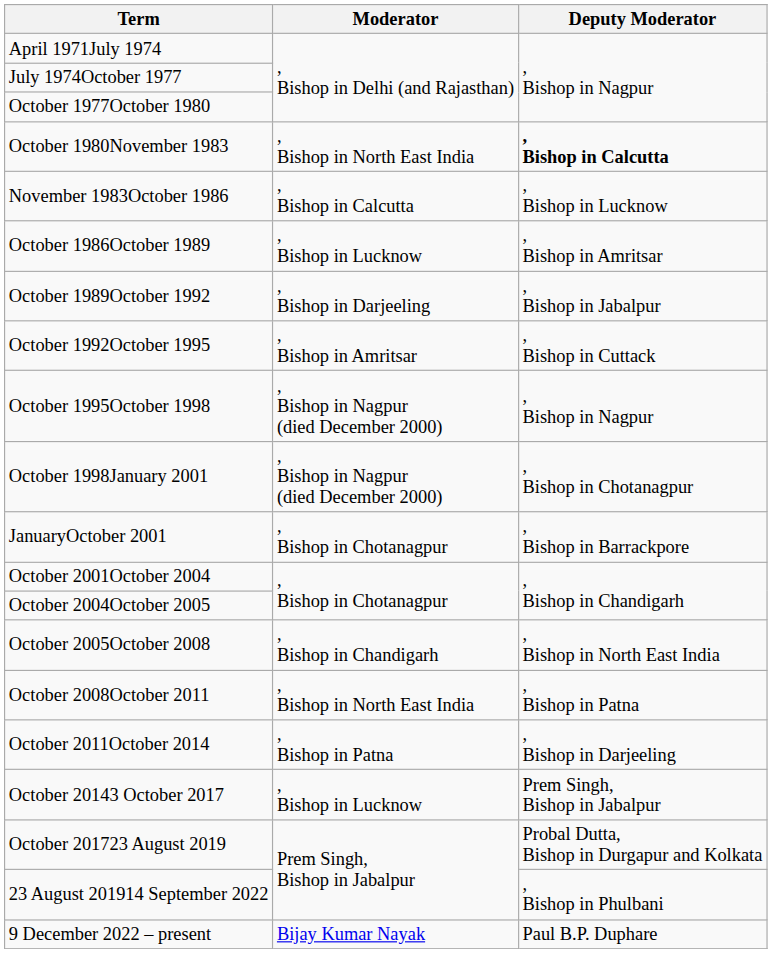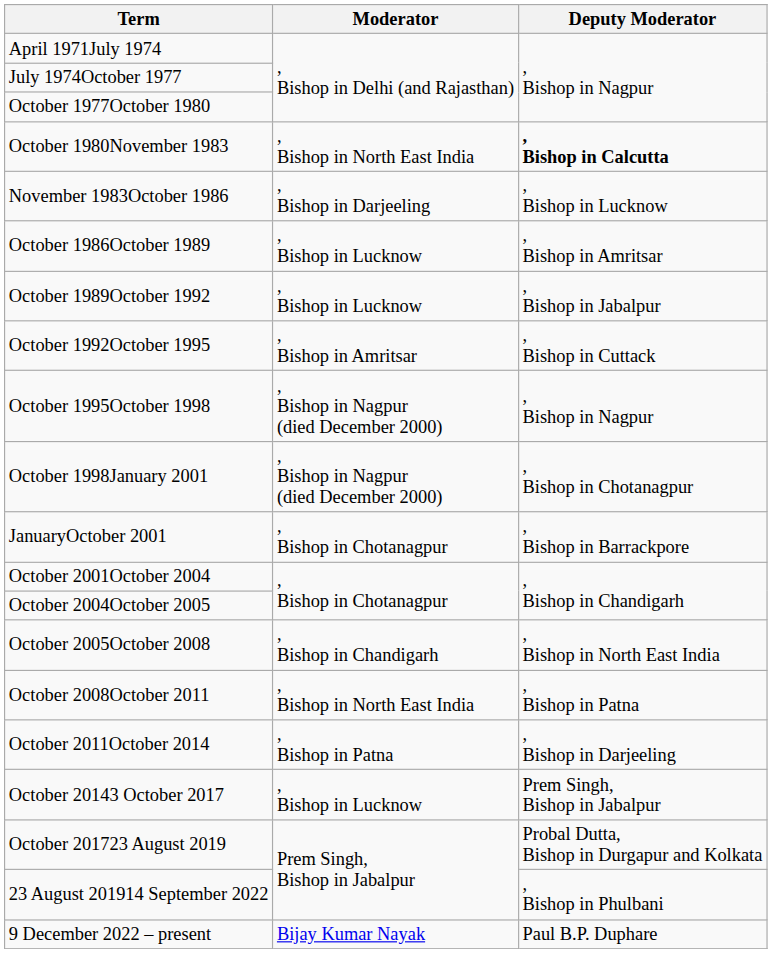(345, 196) , Bishop in Calcutta -> (354, 196) , Bishop in Darjeeling
(354, 295) , Bishop in Darjeeling -> (350, 295) , Bishop in Lucknow
